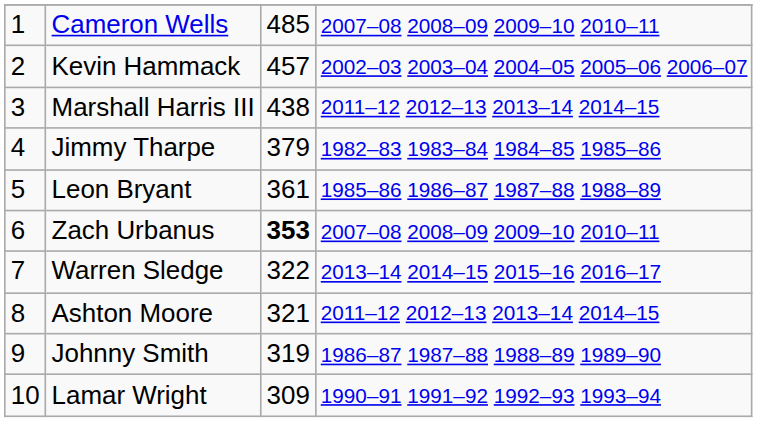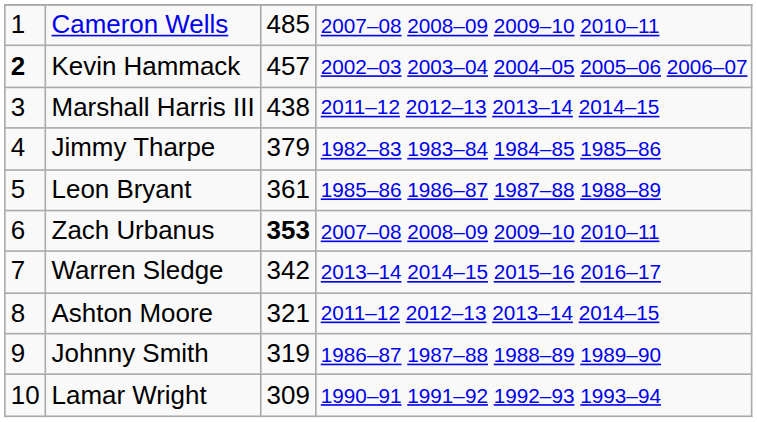(18, 66) normal -> (18, 66) bold
(288, 271) 322 -> (288, 271) 342
